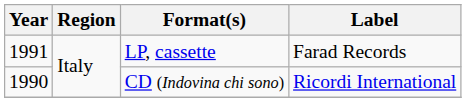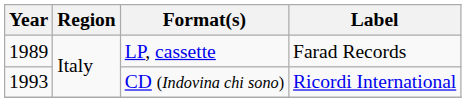(29, 50) 1991 -> (29, 50) 1989
(29, 81) 1990 -> (29, 81) 1993
